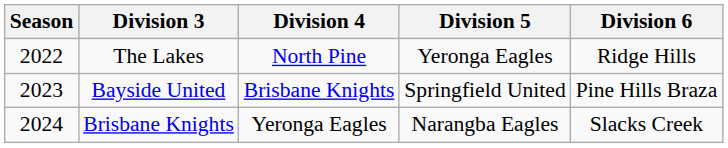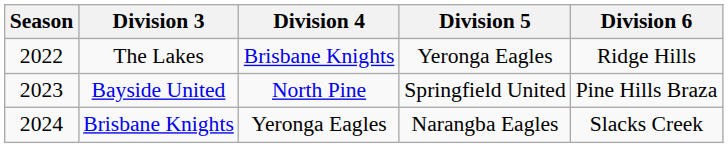(319, 55) North Pine -> (319, 55) Brisbane Knights
(319, 90) Brisbane Knights -> (319, 90) North Pine
